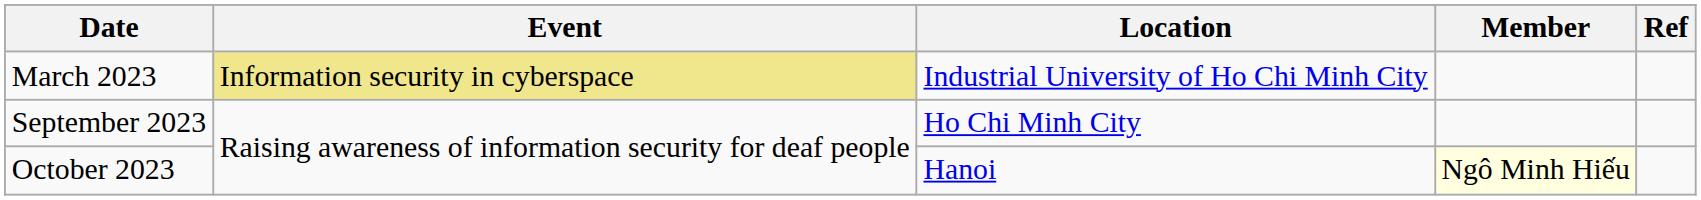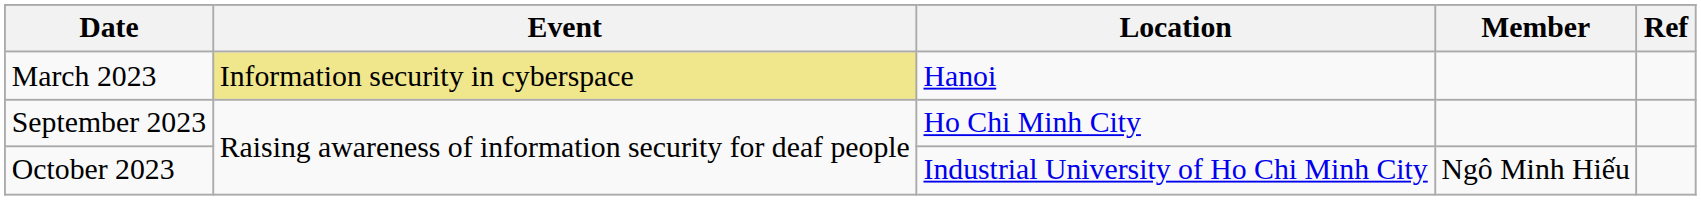(1176, 75) Industrial University of Ho Chi Minh City -> (960, 75) Hanoi
(960, 169) Hanoi -> (1176, 169) Industrial University of Ho Chi Minh City
(1536, 169) lightyellow background -> (1536, 169) no background
